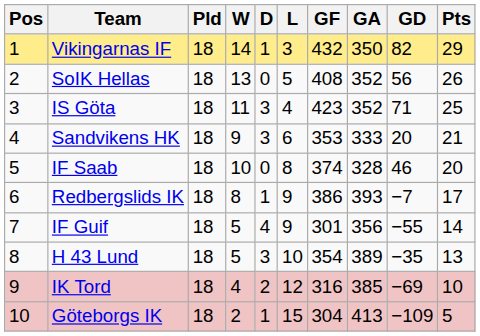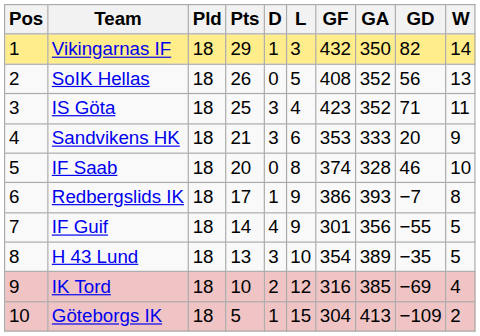columns swapped: (241, 19) <-> (457, 19)
